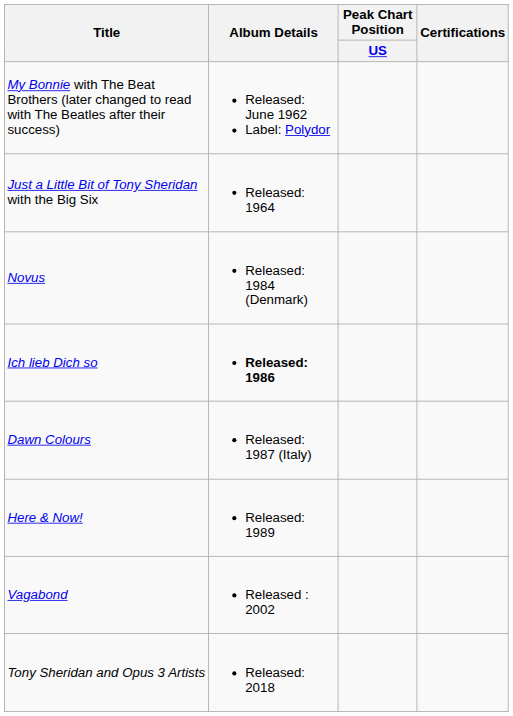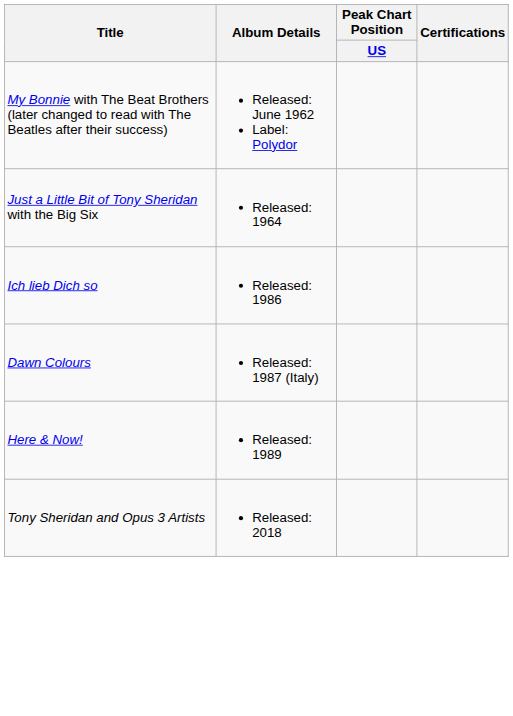- row: (26, 277)
(274, 370) bold -> (276, 293) normal
- row: (38, 595)
